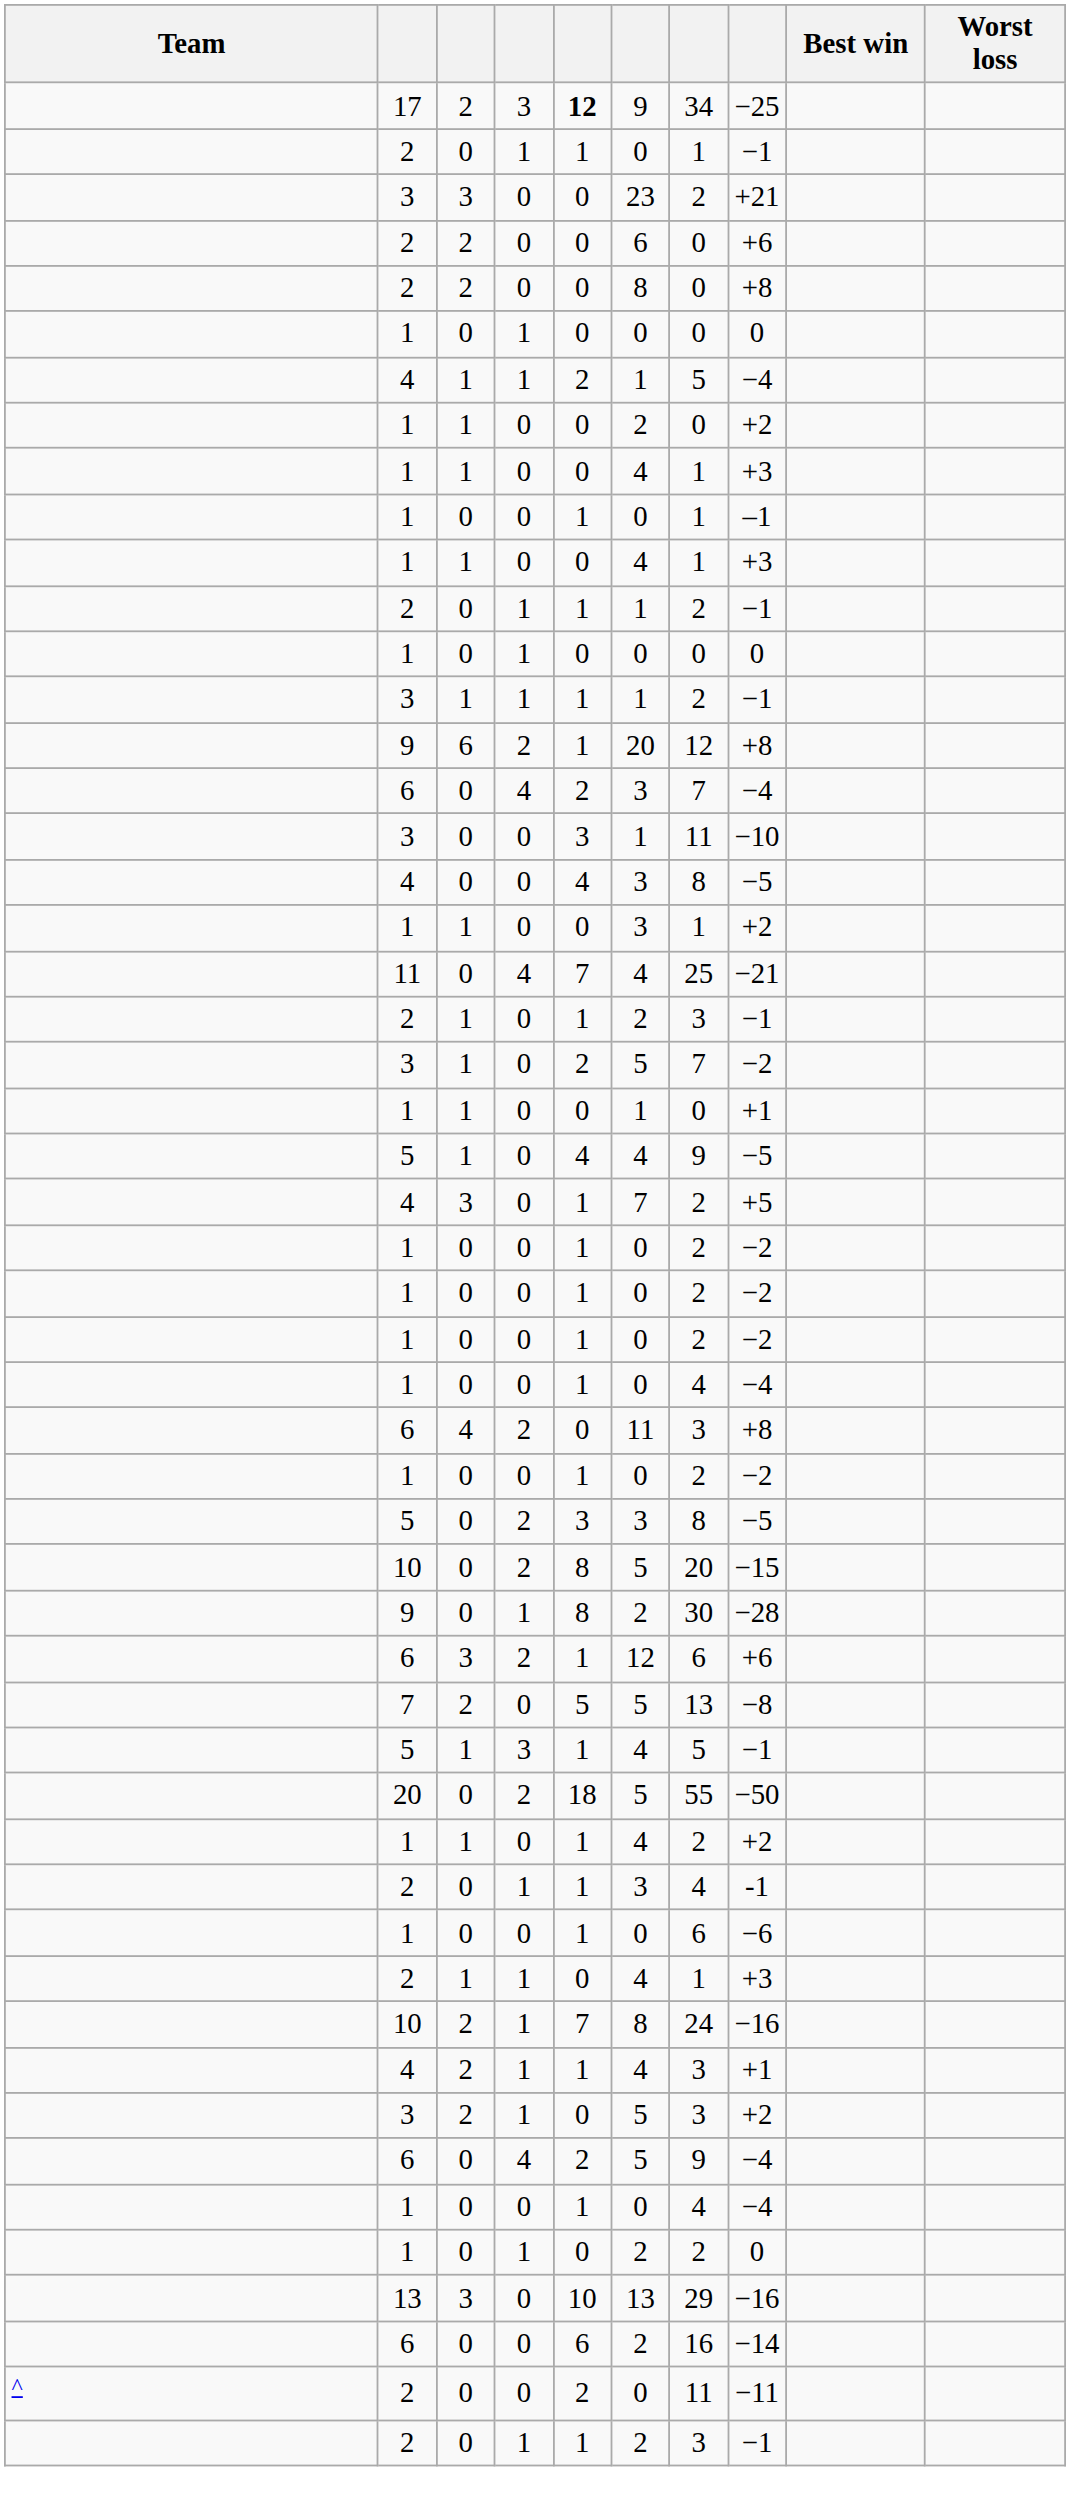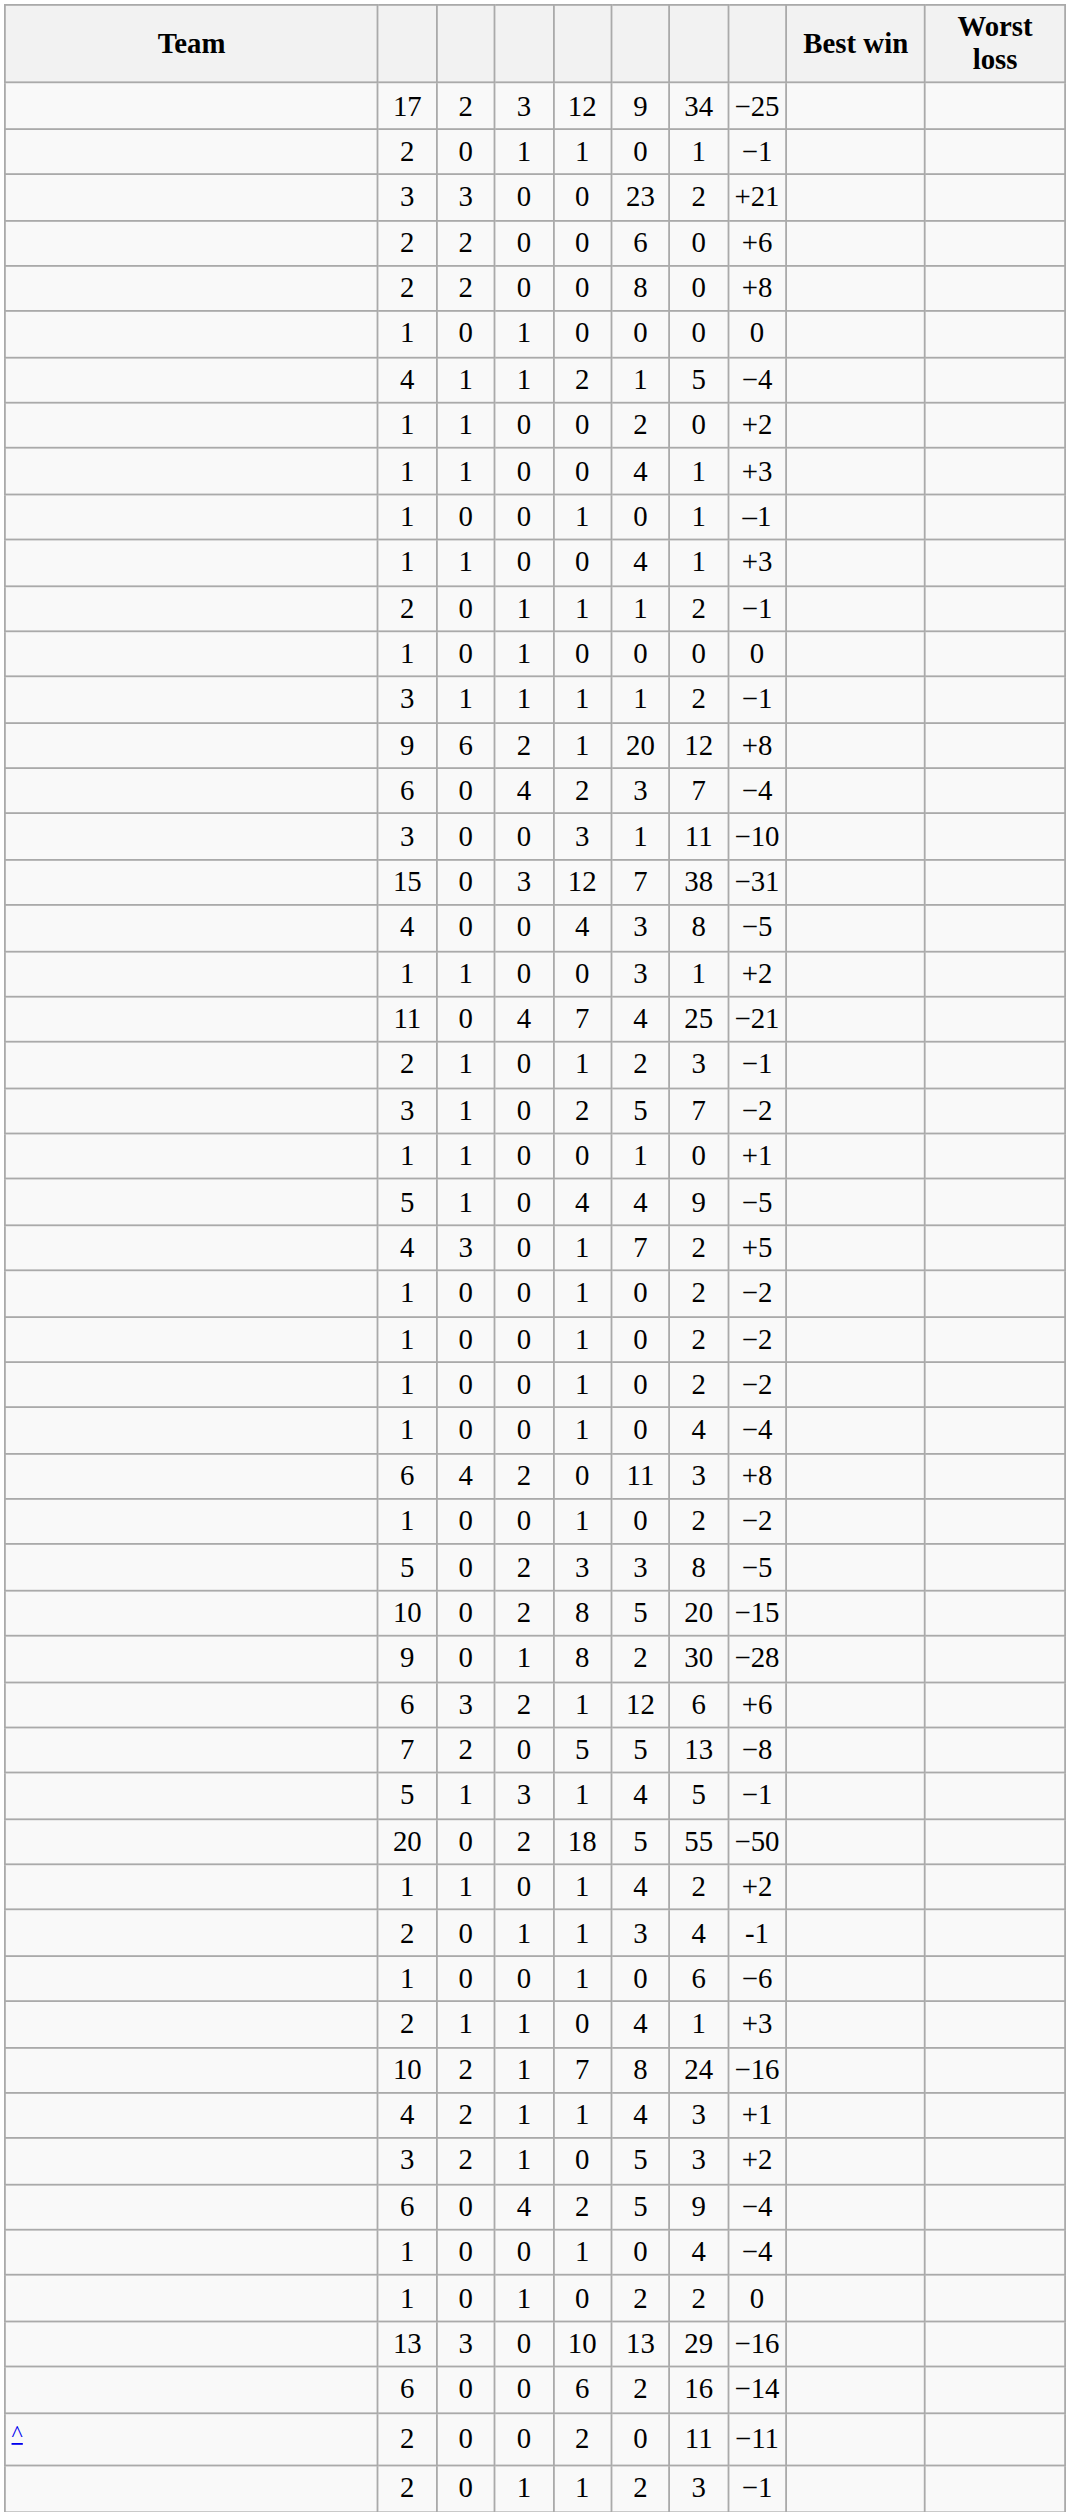(582, 105) bold -> (582, 105) normal
+ row: (407, 881)
